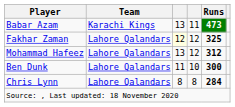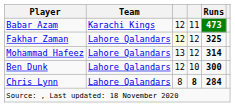(180, 25) 13 -> (180, 25) 12
(214, 53) 312 -> (214, 53) 314
(180, 67) 11 -> (180, 67) 12
(194, 81) normal -> (194, 81) bold
